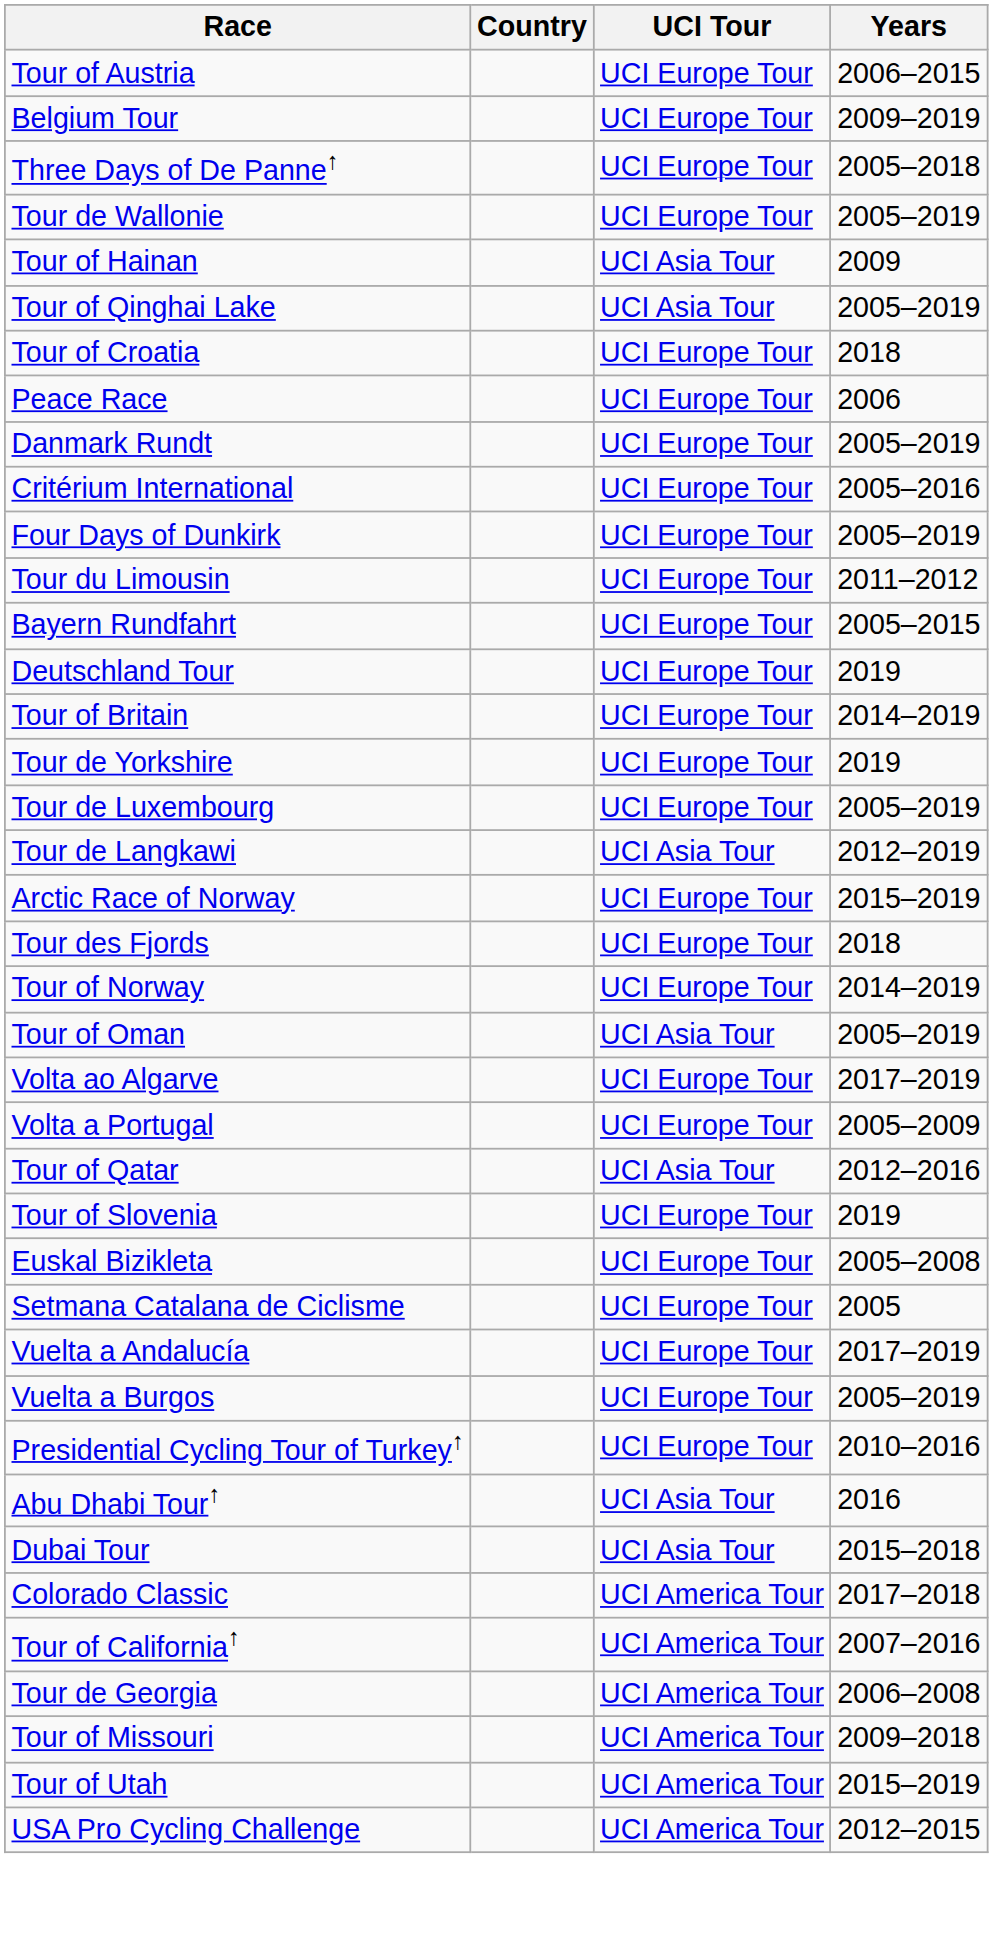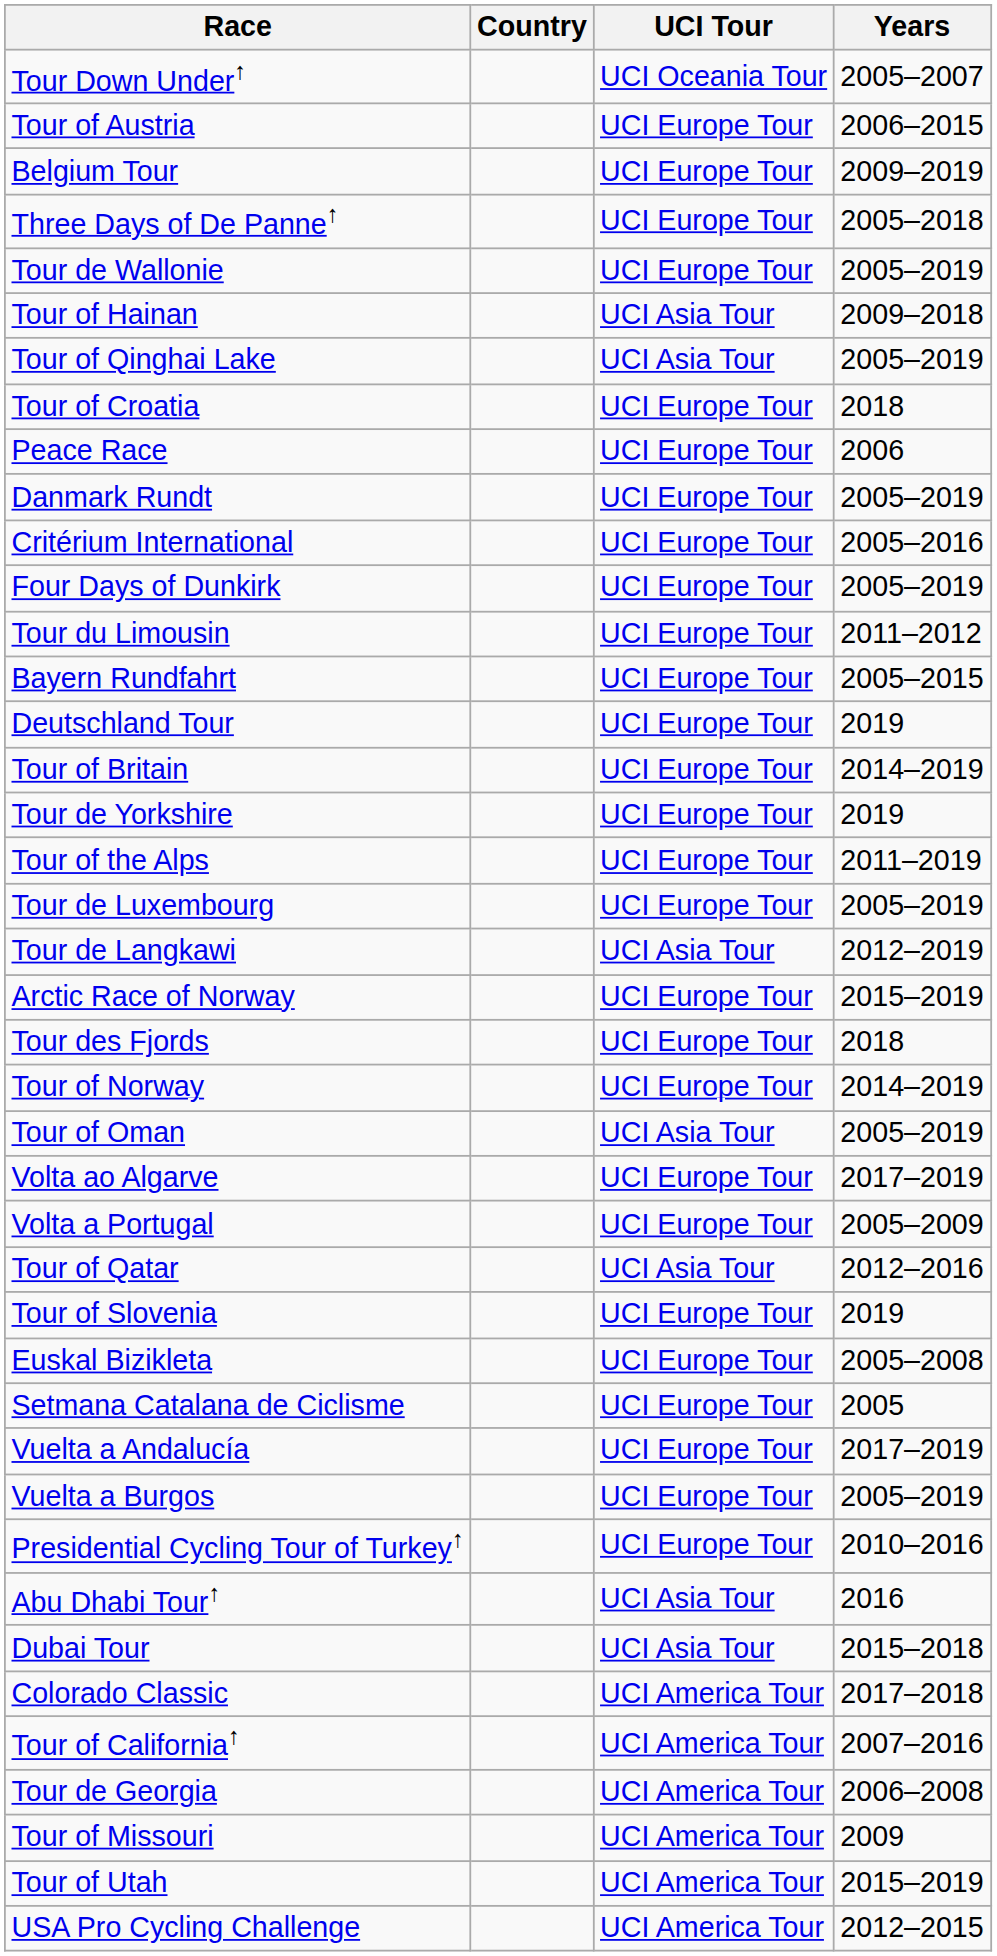+ row: (129, 76)
(869, 262) 2009 -> (912, 315) 2009–2018
+ row: (110, 860)
(909, 1738) 2009–2018 -> (872, 1837) 2009
